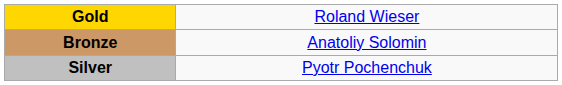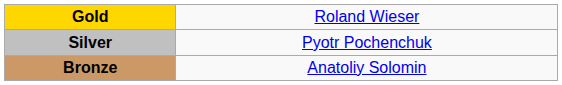rows swapped: (90, 67) <-> (90, 42)
